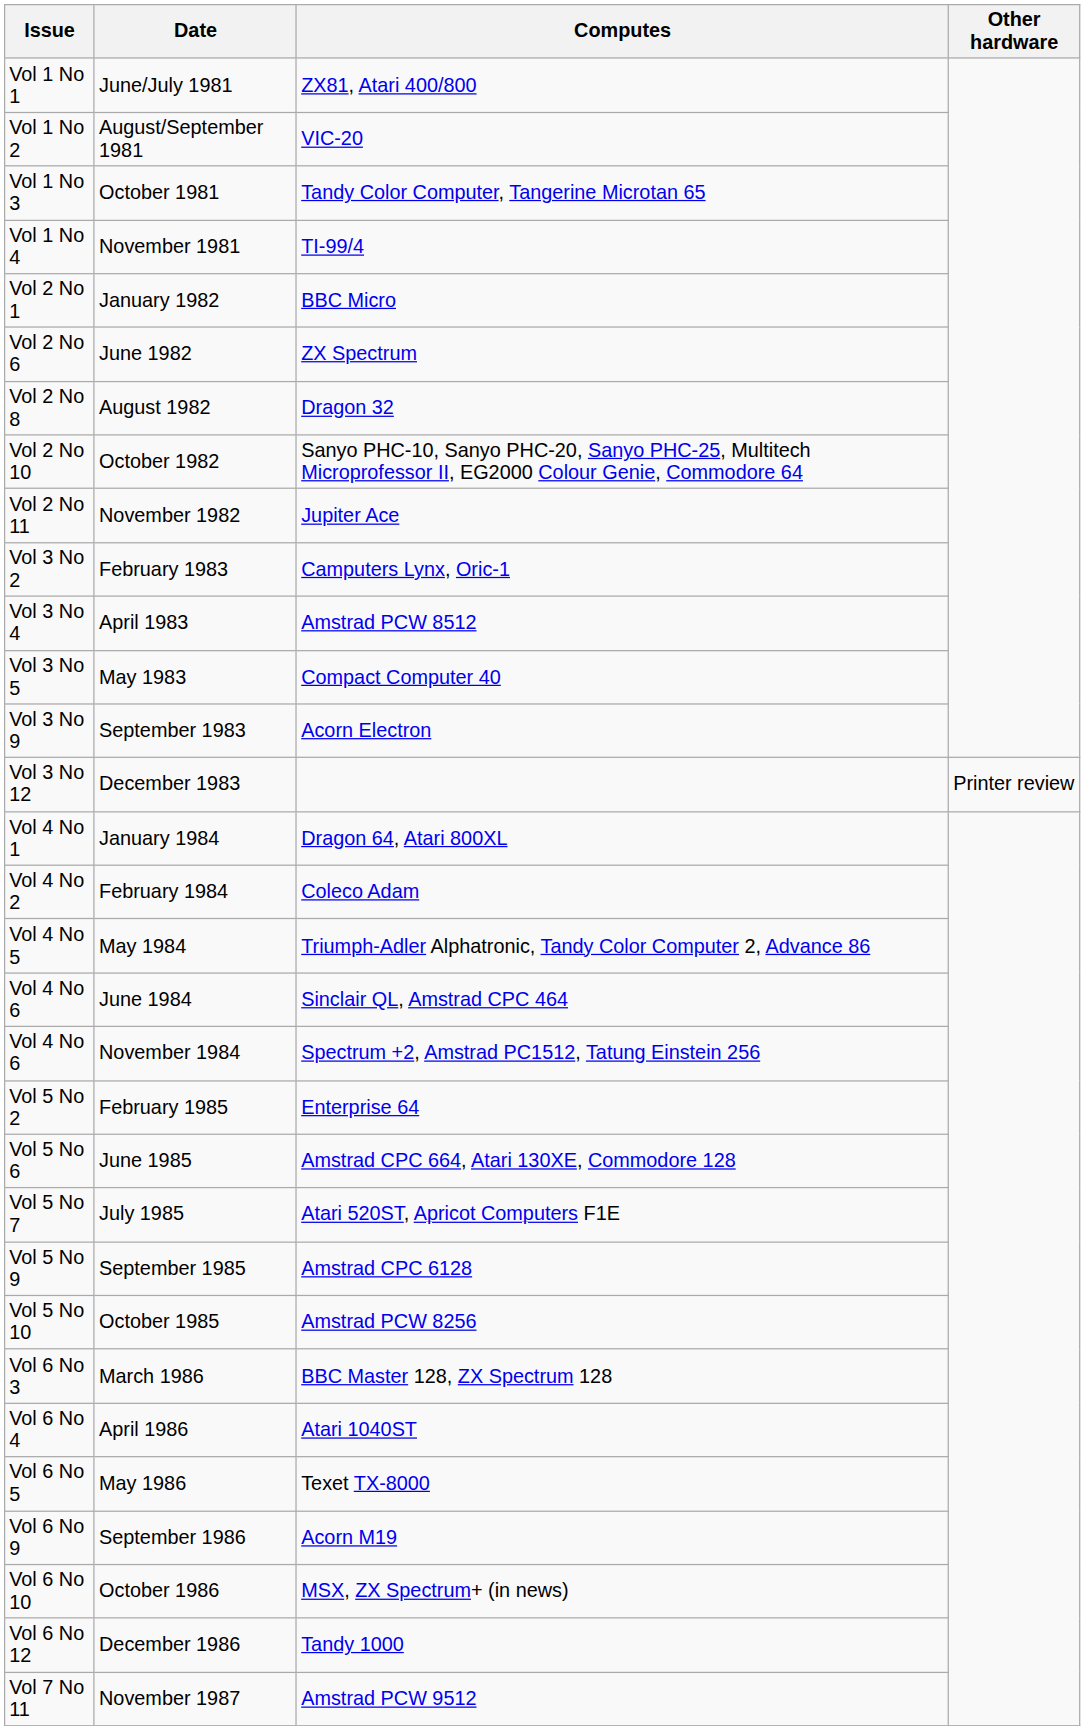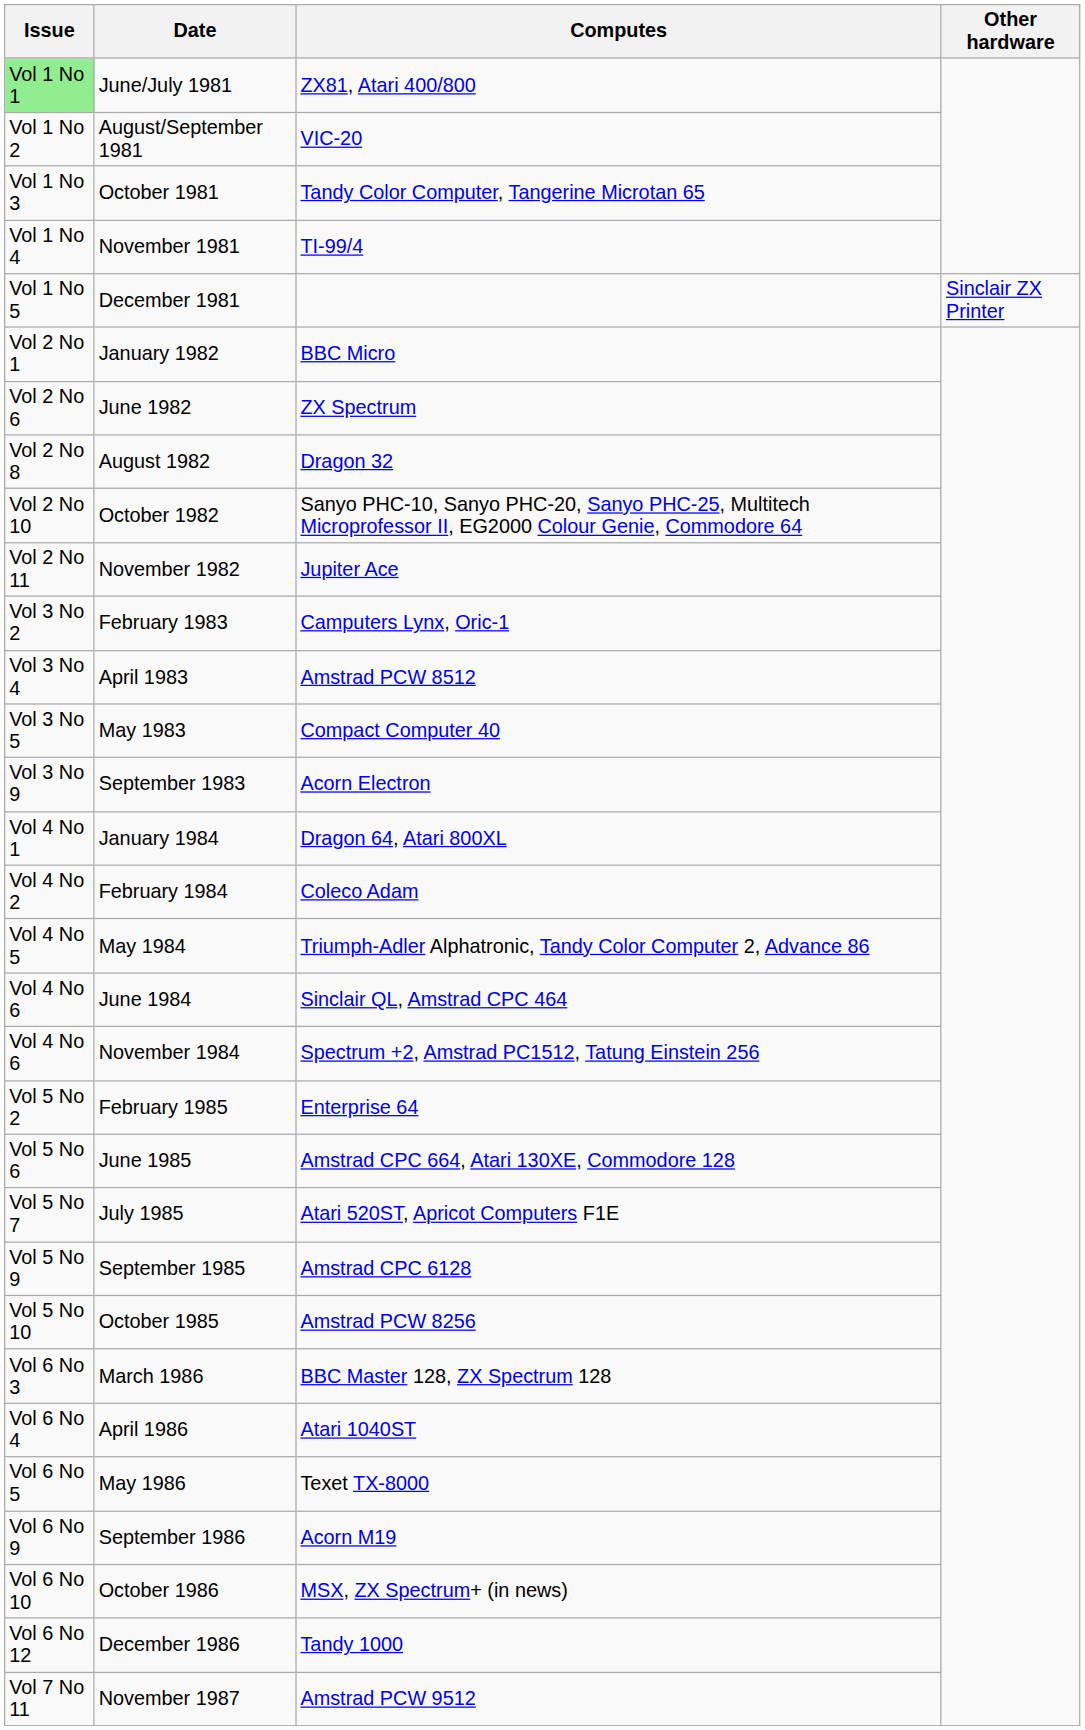(47, 85) no background -> (47, 85) lightgreen background
+ row: (169, 300)
- row: (170, 784)
